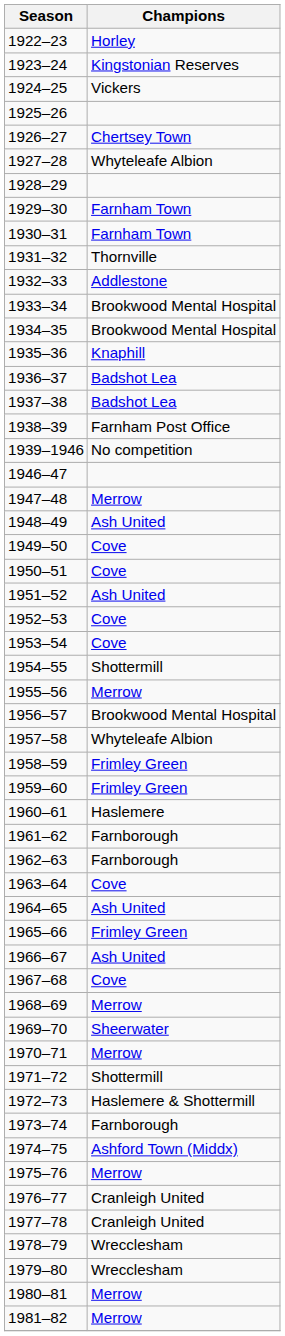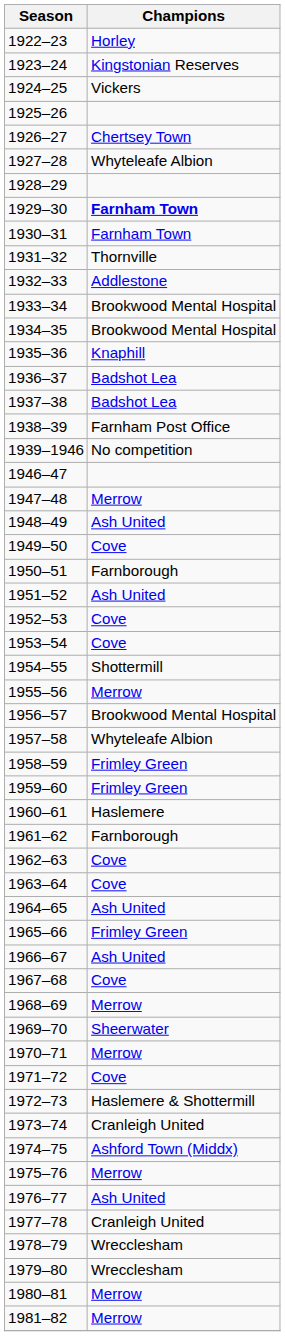(141, 209) normal -> (145, 209) bold
(109, 570) Cove -> (135, 570) Farnborough
(135, 860) Farnborough -> (109, 860) Cove
(127, 1077) Shottermill -> (109, 1077) Cove
(135, 1125) Farnborough -> (148, 1125) Cranleigh United
(148, 1197) Cranleigh United -> (128, 1197) Ash United
